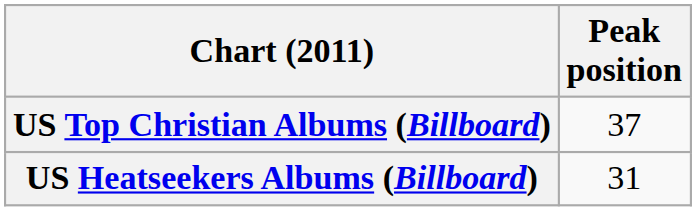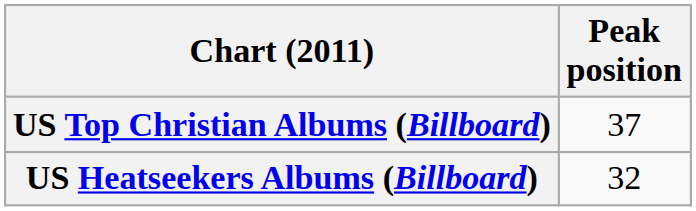(624, 177) 31 -> (624, 177) 32
